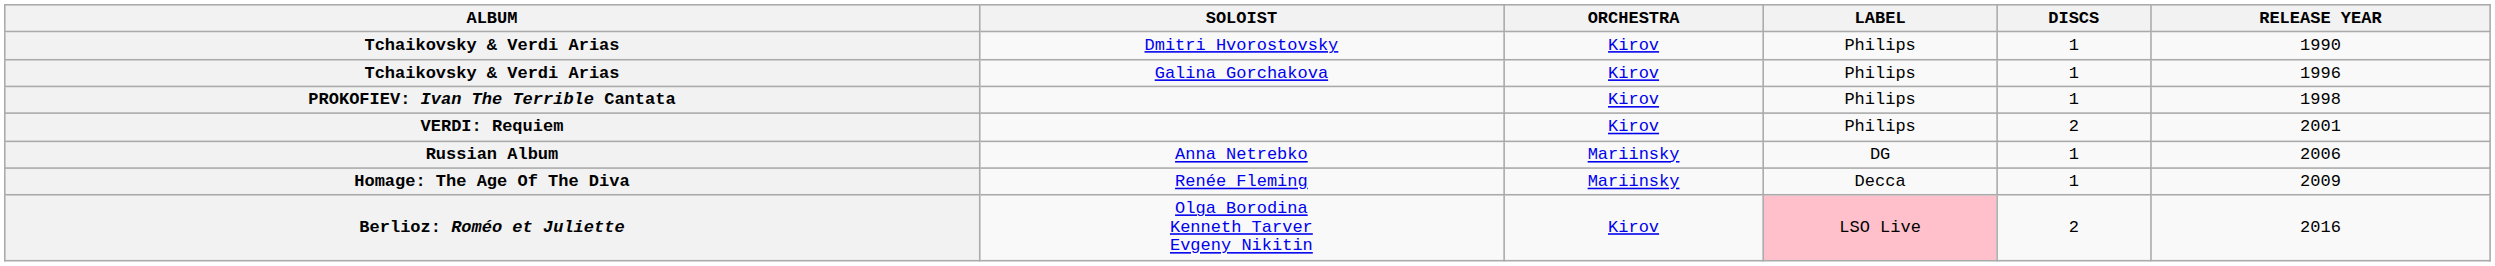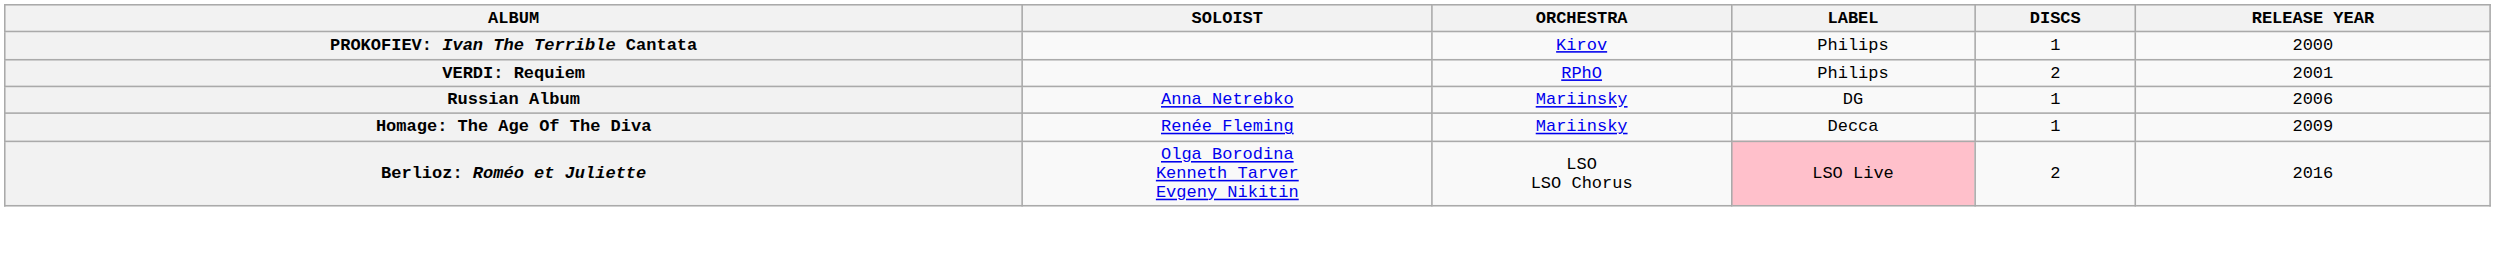- row: (492, 45)
- row: (492, 73)
(2320, 100) 1998 -> (2313, 45) 2000
(1634, 127) Kirov -> (1582, 73) RPhO
(1634, 227) Kirov -> (1582, 173) LSO LSO Chorus
